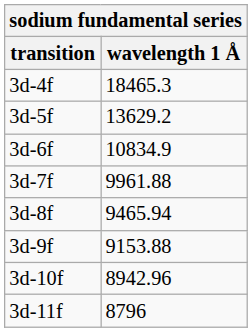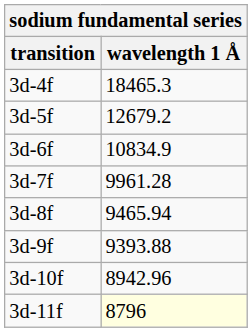(138, 117) 13629.2 -> (138, 117) 12679.2
(138, 181) 9961.88 -> (138, 181) 9961.28
(138, 246) 9153.88 -> (138, 246) 9393.88
(126, 310) no background -> (126, 310) lightyellow background
